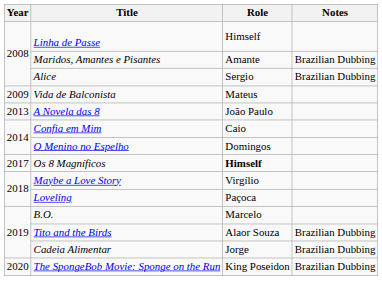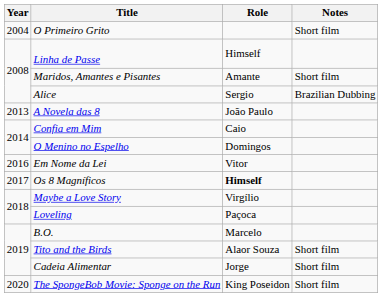+ row: (72, 30)
(335, 59) Brazilian Dubbing -> (317, 77) Short film
- row: (75, 94)
+ row: (70, 163)
(335, 232) Brazilian Dubbing -> (317, 249) Short film
(335, 249) Brazilian Dubbing -> (317, 266) Short film
(335, 266) Brazilian Dubbing -> (317, 284) Short film
